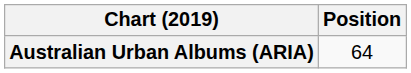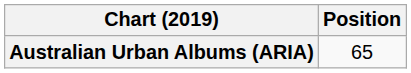(362, 51) 64 -> (362, 51) 65
